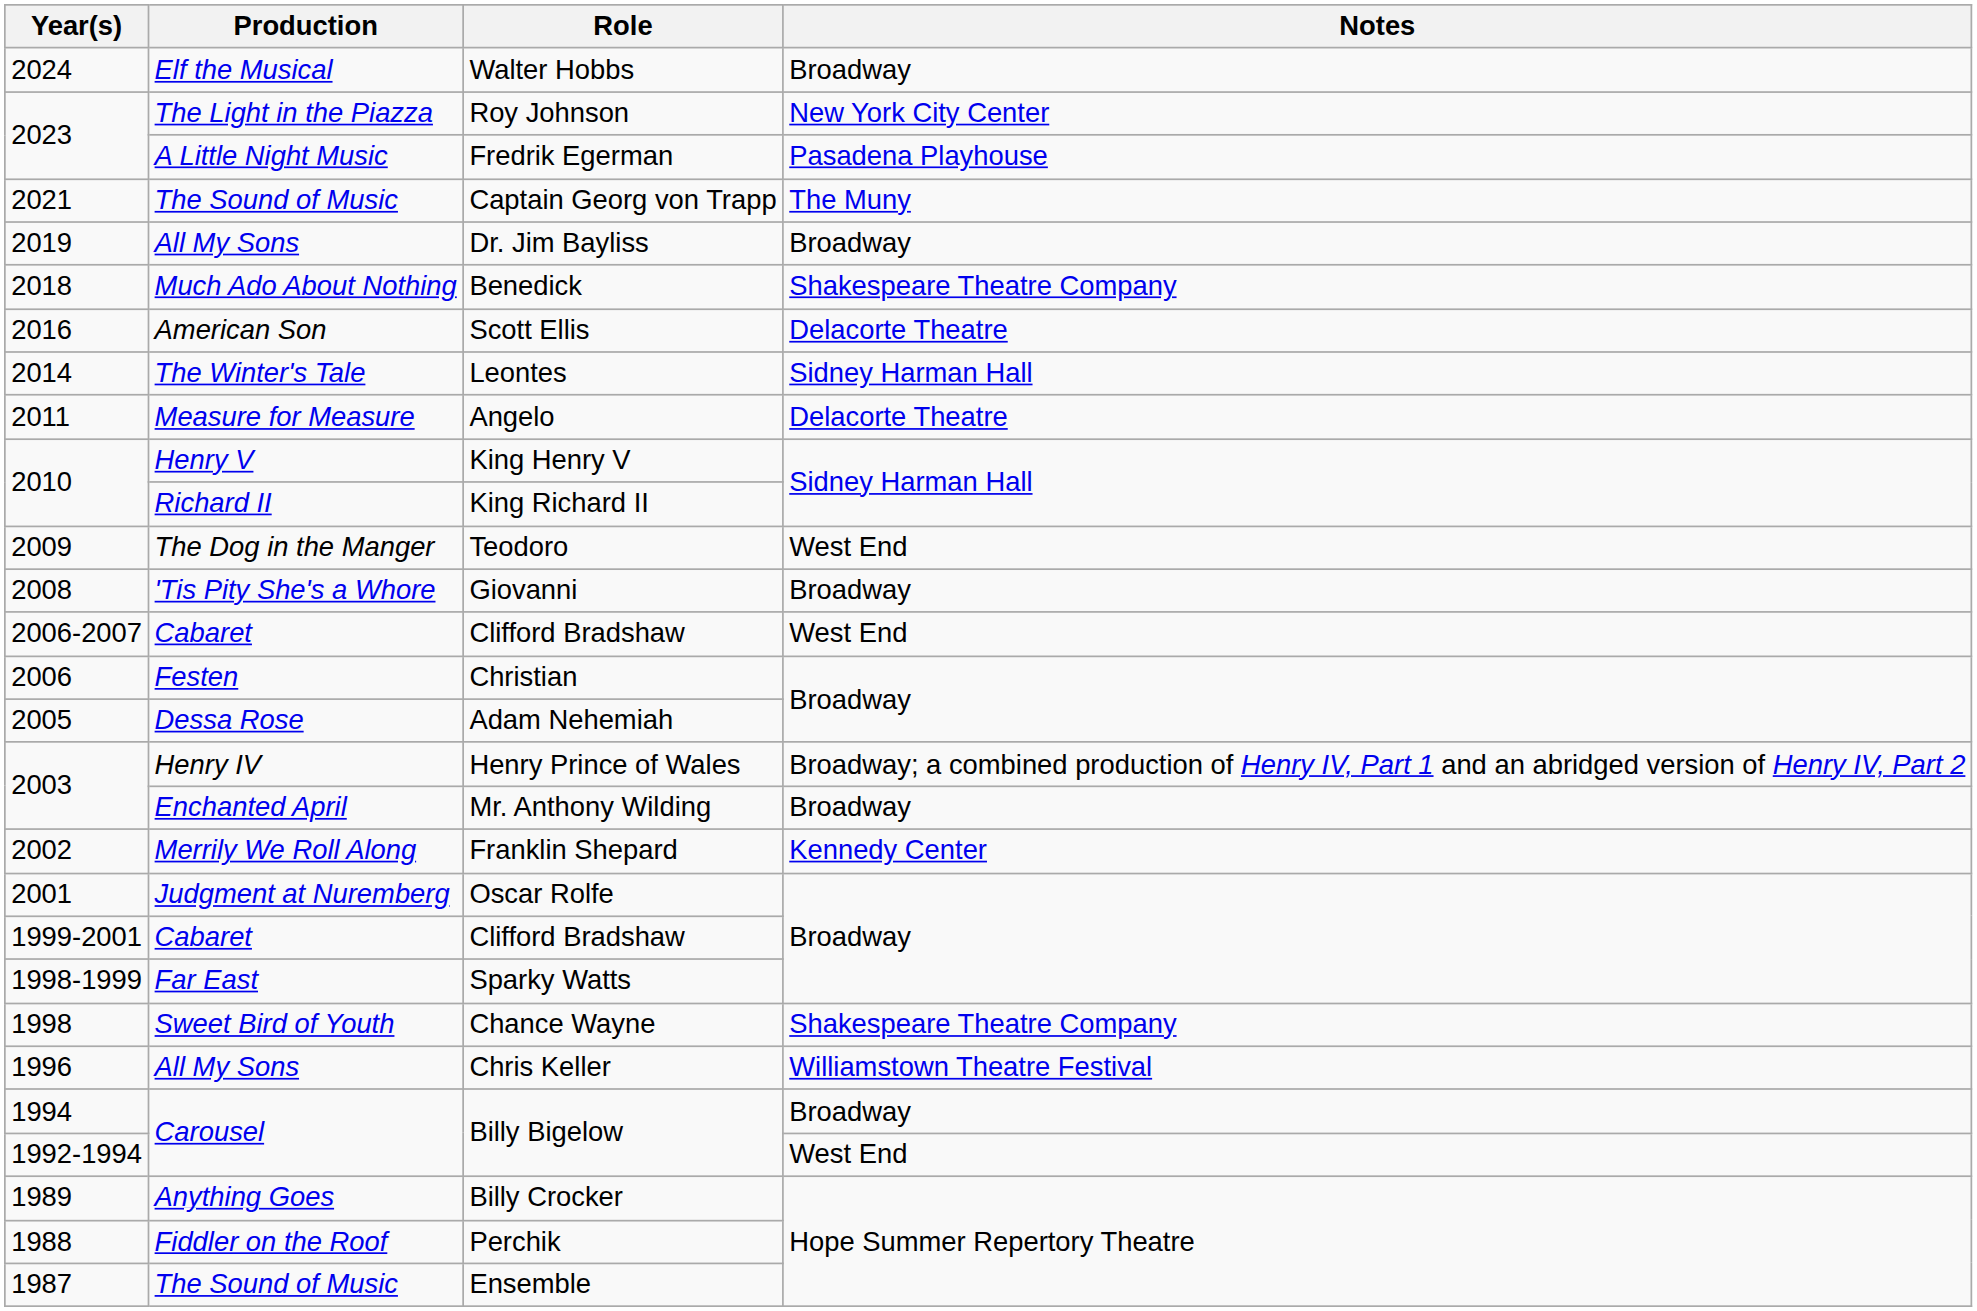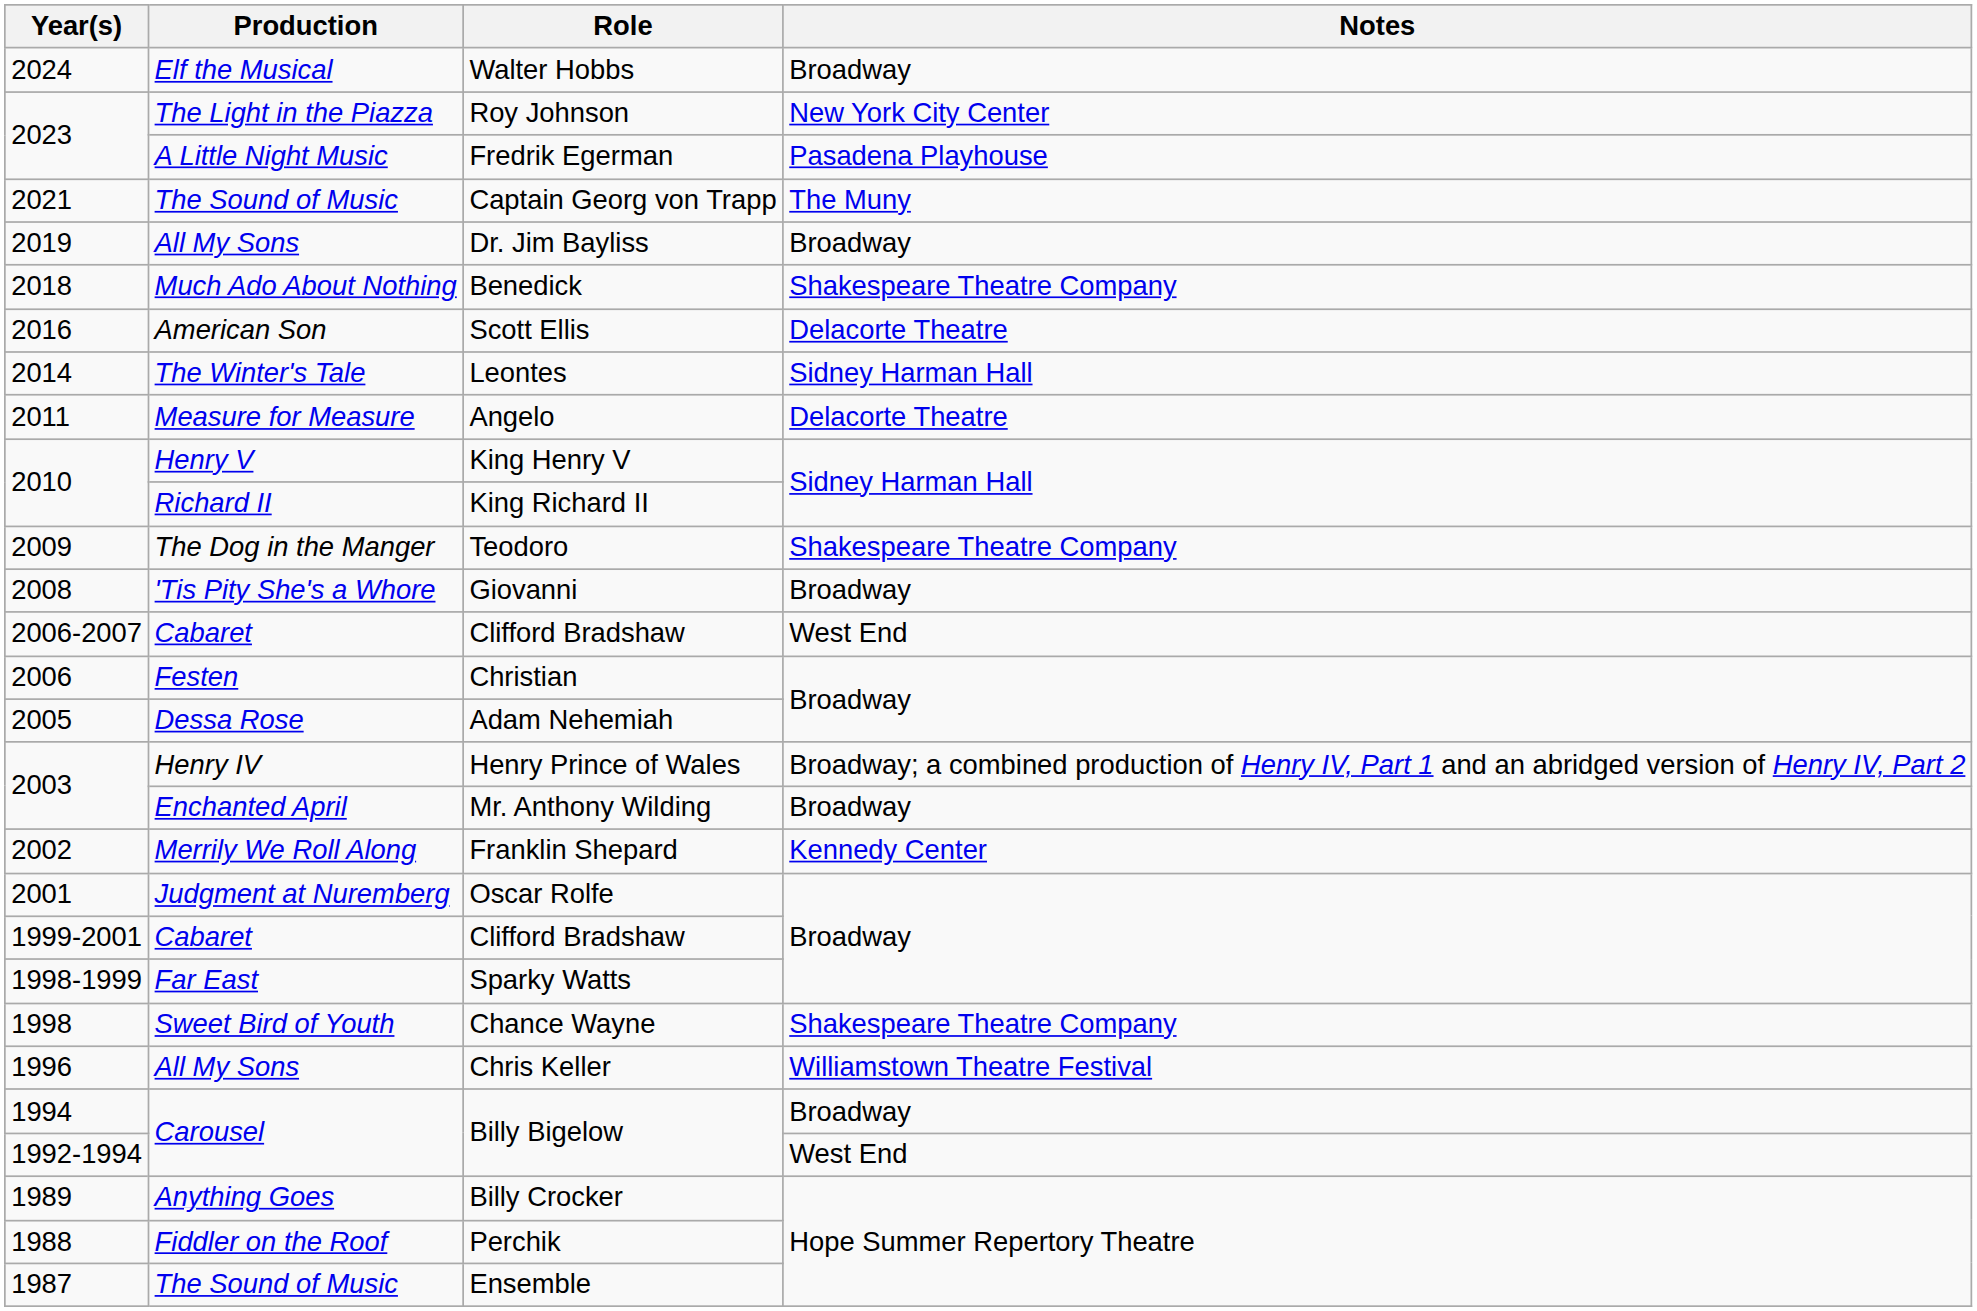(848, 546) West End -> (983, 546) Shakespeare Theatre Company
